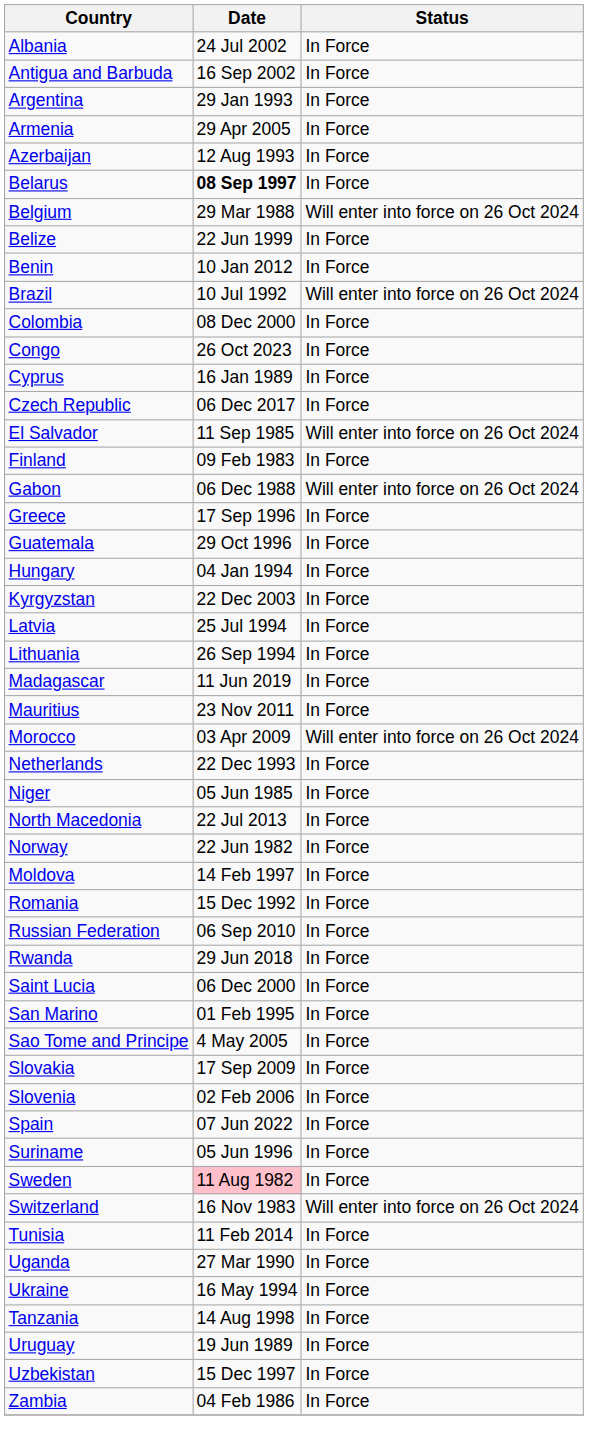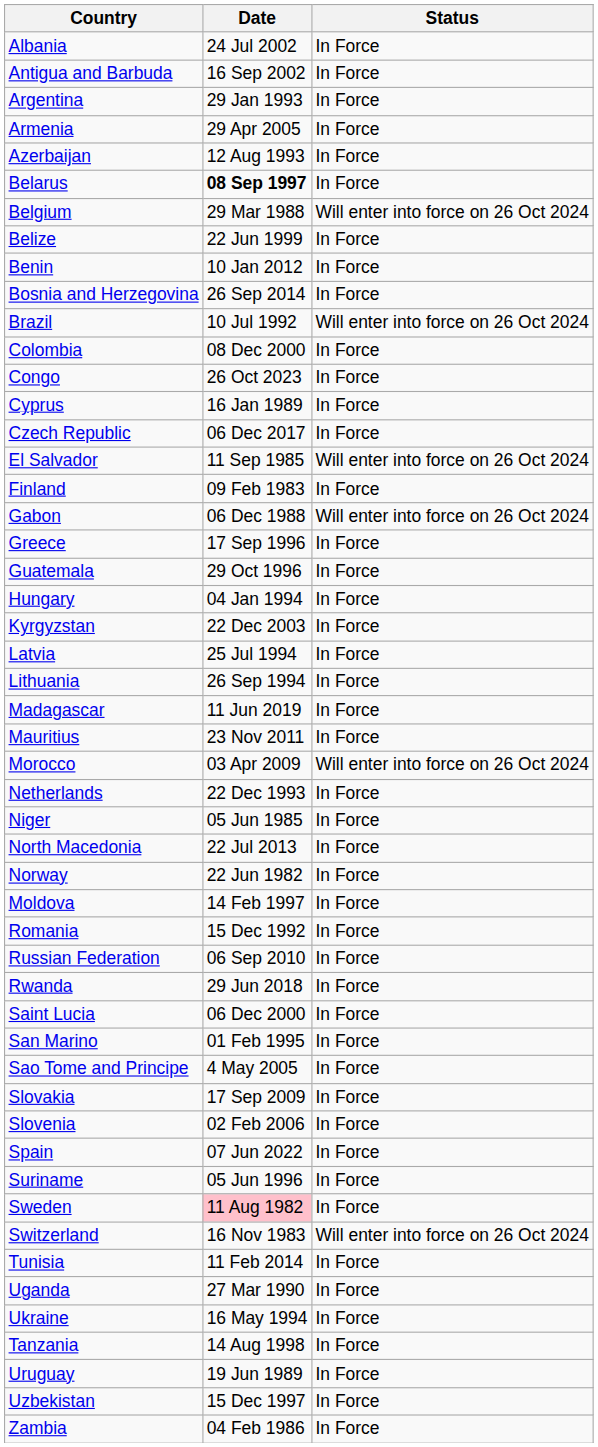+ row: (104, 294)
